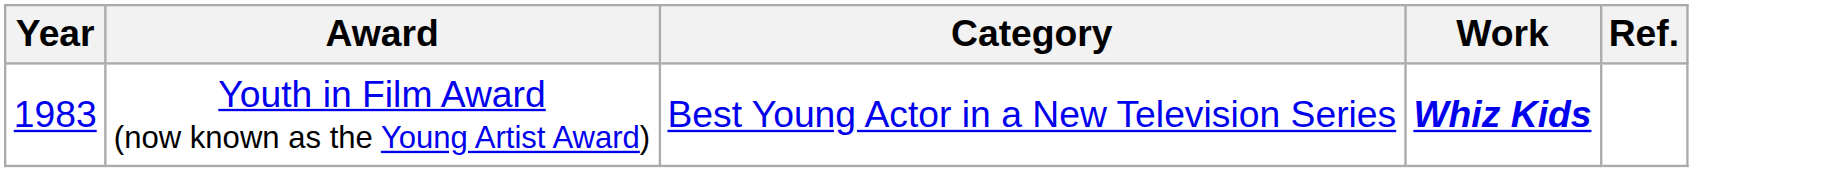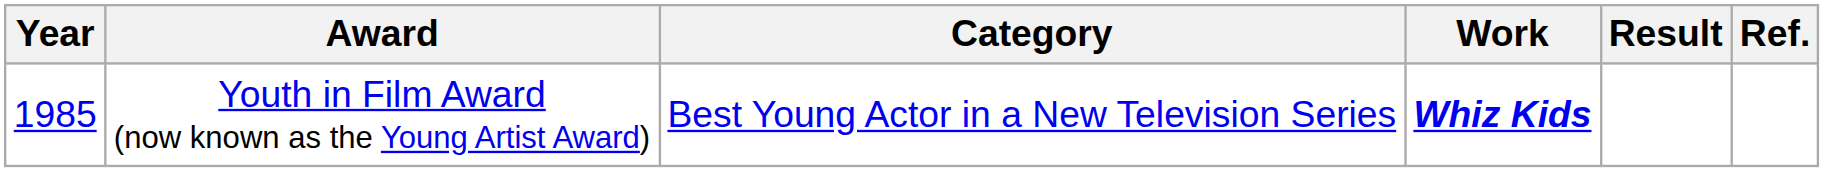+ column: (1666, 34)
(55, 114) 1983 -> (55, 114) 1985
